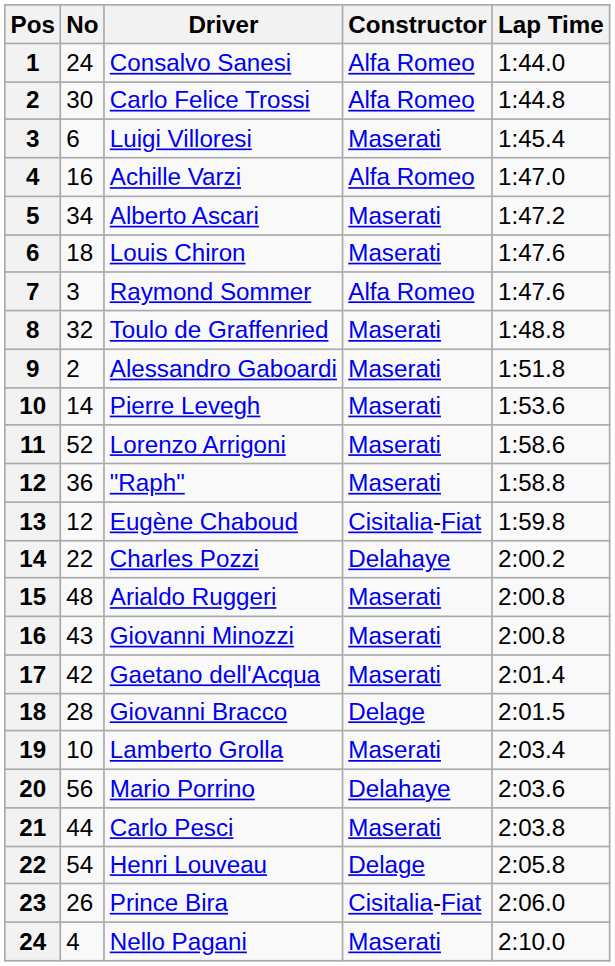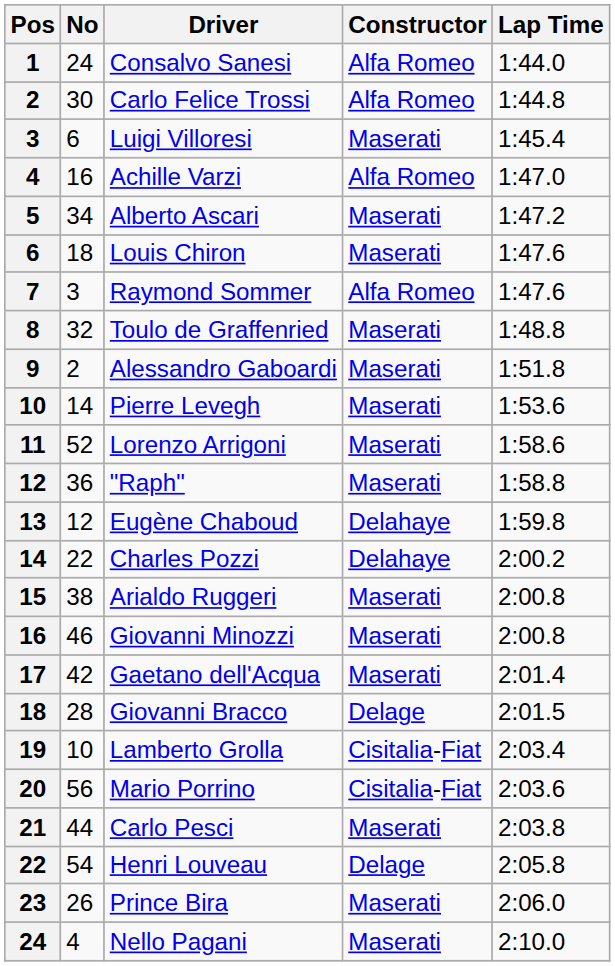(415, 521) Cisitalia-Fiat -> (399, 521) Delahaye
(80, 598) 48 -> (80, 598) 38
(80, 636) 43 -> (80, 636) 46
(395, 751) Maserati -> (415, 751) Cisitalia-Fiat
(399, 789) Delahaye -> (415, 789) Cisitalia-Fiat
(415, 903) Cisitalia-Fiat -> (395, 903) Maserati
